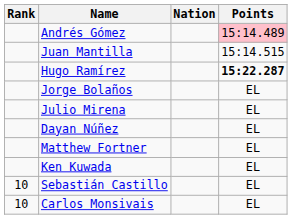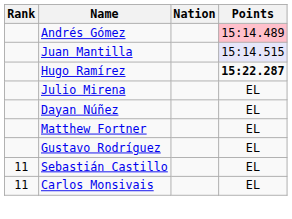(253, 52) no background -> (253, 52) lavender background
- row: (87, 90)
- row: (76, 167)
+ row: (101, 147)
(21, 186) 10 -> (21, 167) 11
(21, 205) 10 -> (21, 186) 11
